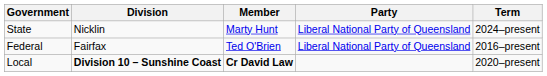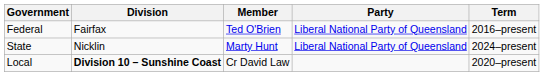rows swapped: (25, 46) <-> (19, 29)
(259, 63) bold -> (258, 63) normal
